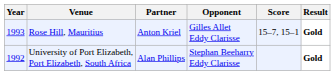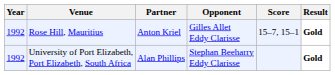(16, 32) 1993 -> (16, 32) 1992
